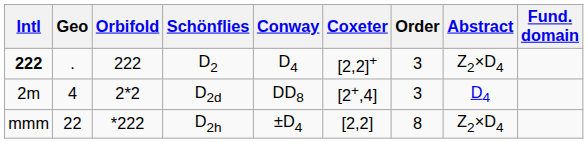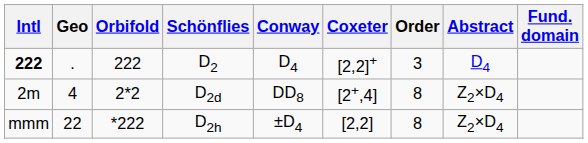(480, 64) Z2×D4 -> (480, 64) D4
(417, 94) 3 -> (417, 94) 8
(480, 94) D4 -> (480, 94) Z2×D4
